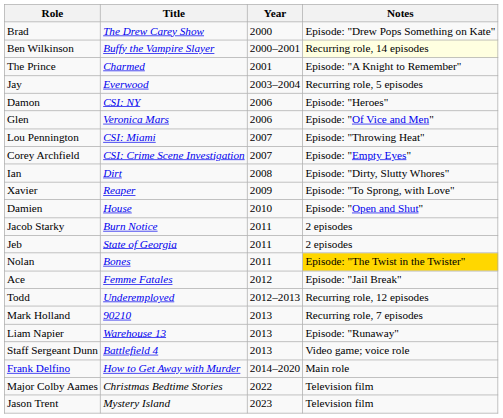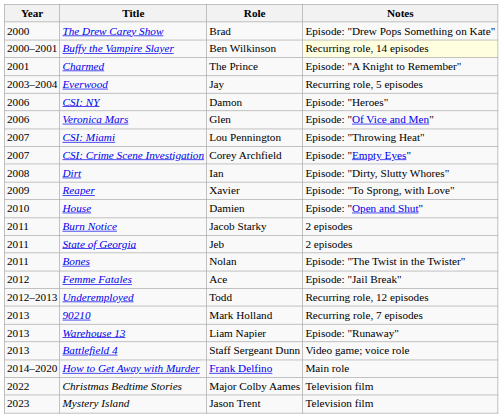columns swapped: (275, 13) <-> (52, 13)
(385, 262) gold background -> (385, 262) no background
